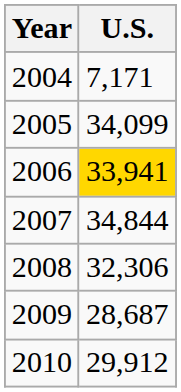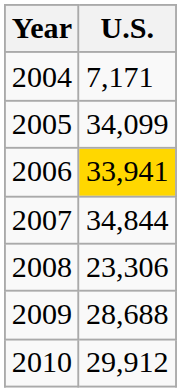(127, 266) 32,306 -> (127, 266) 23,306
(127, 314) 28,687 -> (127, 314) 28,688
